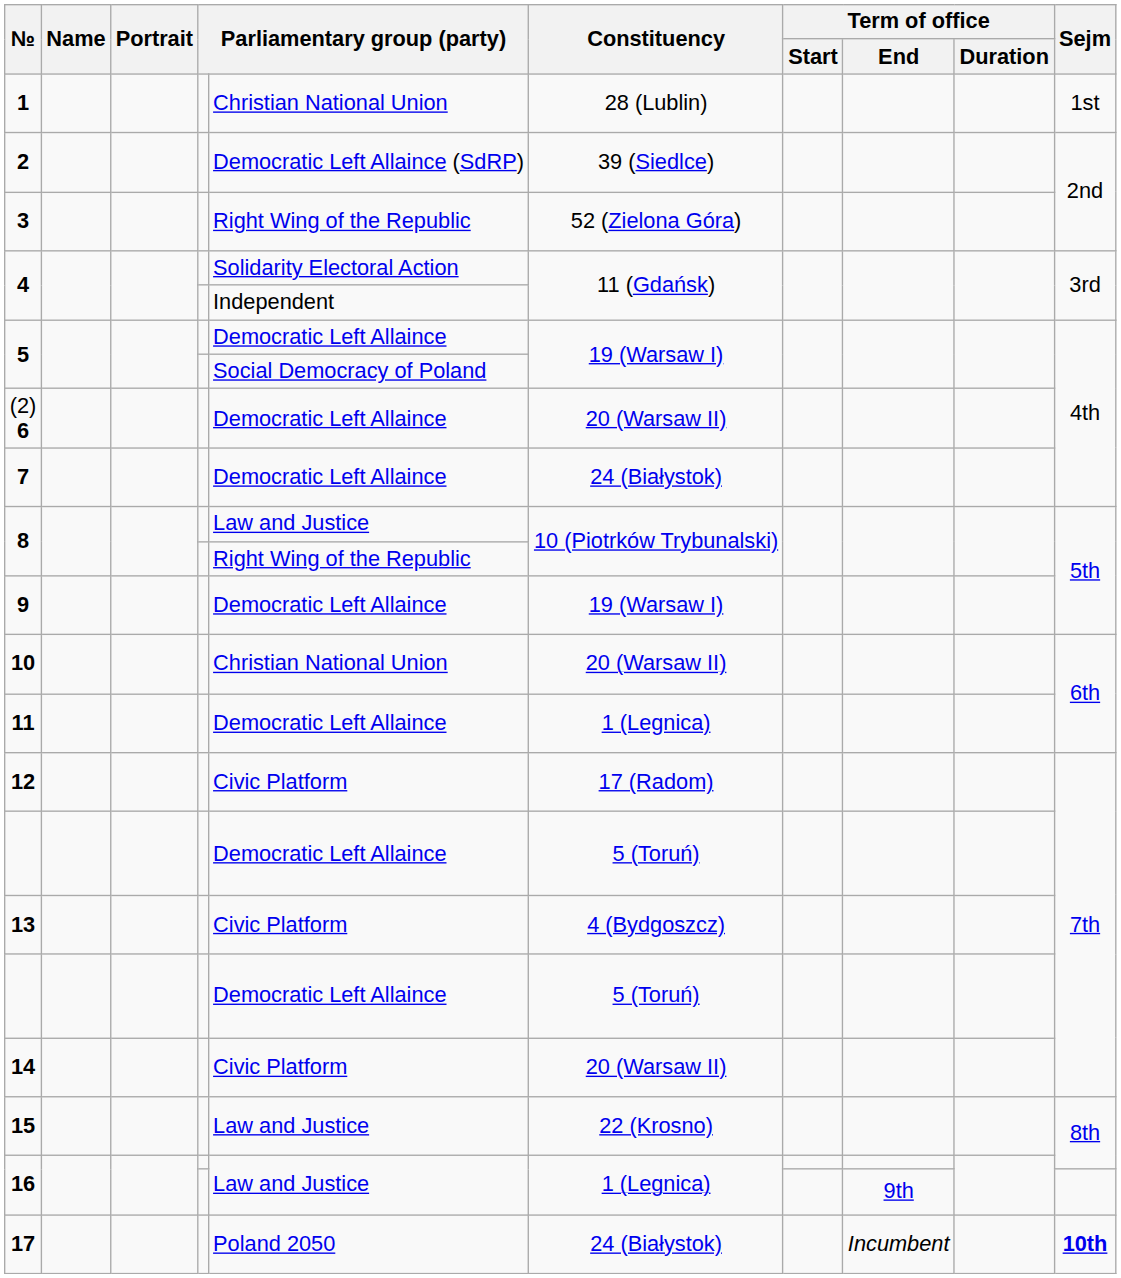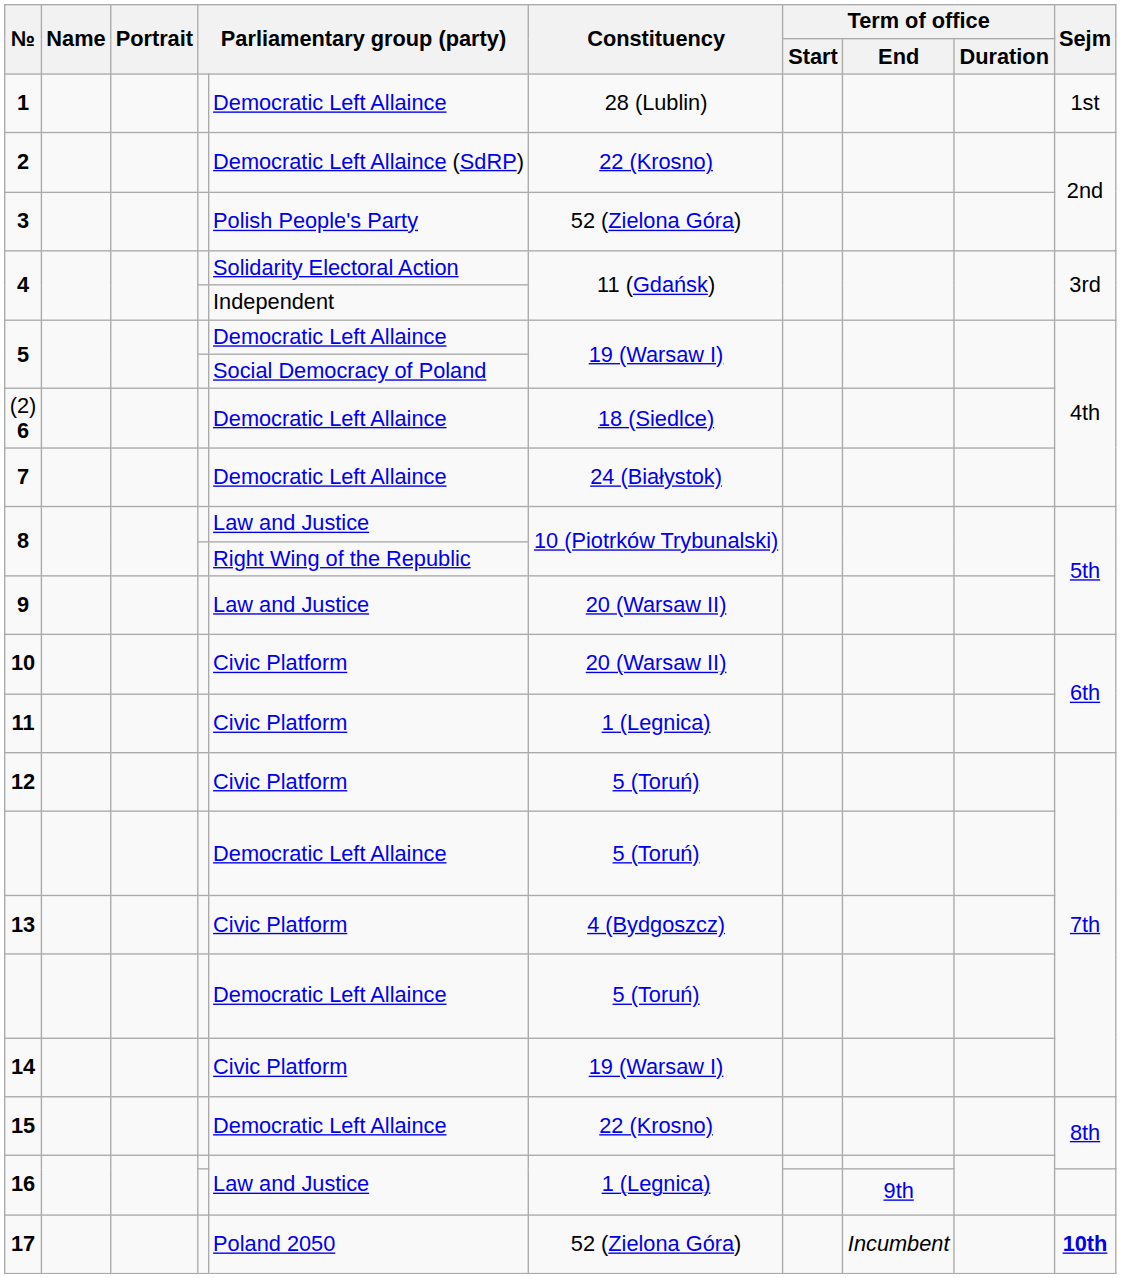(330, 103) Christian National Union -> (330, 103) Democratic Left Allaince
(656, 162) 39 (Siedlce) -> (656, 162) 22 (Krosno)
(342, 220) Right Wing of the Republic -> (316, 220) Polish People's Party
(656, 418) 20 (Warsaw II) -> (656, 418) 18 (Siedlce)
(330, 605) Democratic Left Allaince -> (291, 605) Law and Justice
(656, 605) 19 (Warsaw I) -> (656, 605) 20 (Warsaw II)
(330, 664) Christian National Union -> (280, 664) Civic Platform
(330, 723) Democratic Left Allaince -> (280, 723) Civic Platform
(656, 781) 17 (Radom) -> (656, 781) 5 (Toruń)
(656, 1066) 20 (Warsaw II) -> (656, 1066) 19 (Warsaw I)
(291, 1125) Law and Justice -> (330, 1125) Democratic Left Allaince
(656, 1243) 24 (Białystok) -> (656, 1243) 52 (Zielona Góra)
